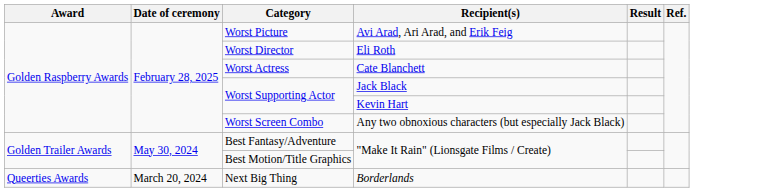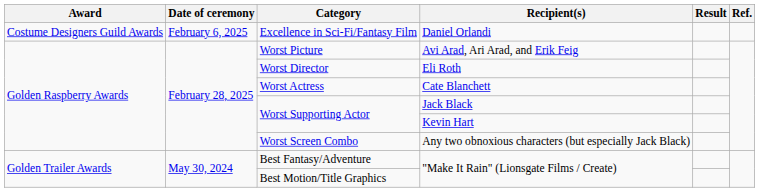+ row: (338, 31)
- row: (261, 178)
